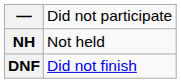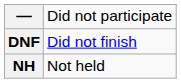rows swapped: (24, 66) <-> (24, 41)
